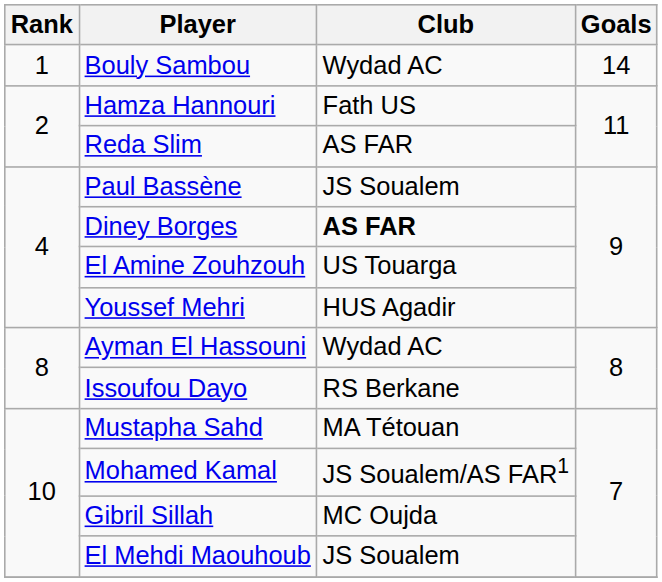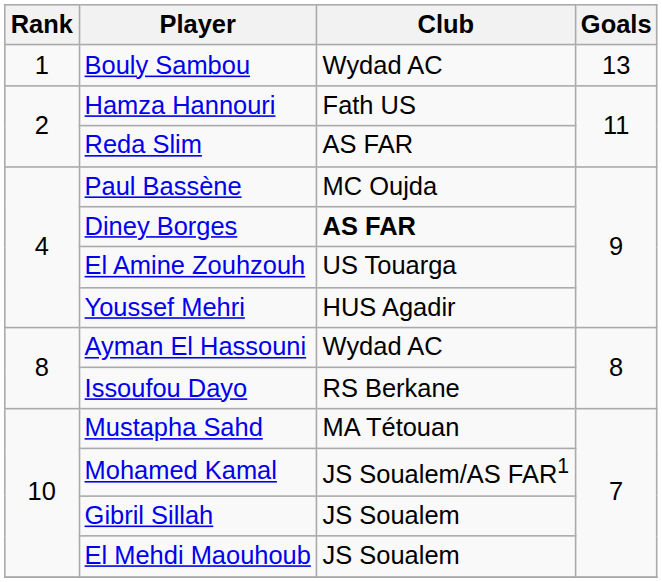(616, 65) 14 -> (616, 65) 13
(391, 186) JS Soualem -> (380, 186) MC Oujda
(380, 515) MC Oujda -> (391, 515) JS Soualem
